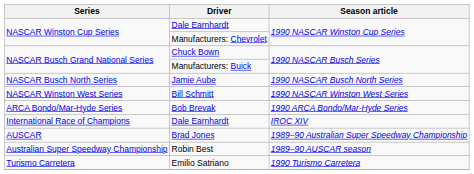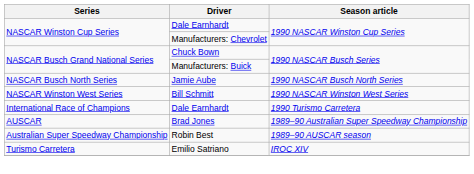- row: (64, 107)
(289, 121) IROC XIV -> (316, 107) 1990 Turismo Carretera
(316, 162) 1990 Turismo Carretera -> (289, 149) IROC XIV
